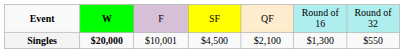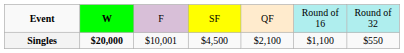(320, 40) $1,300 -> (320, 40) $1,100
